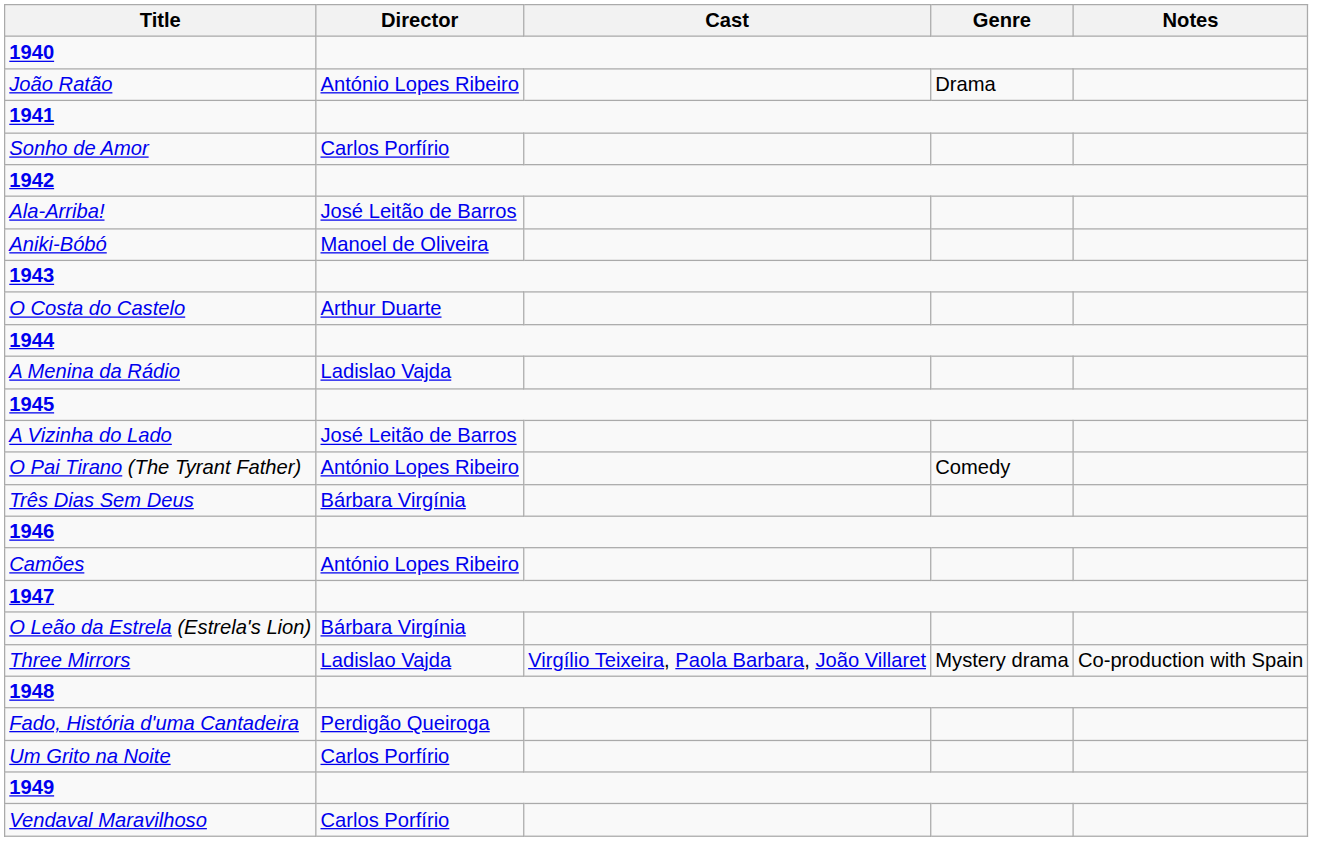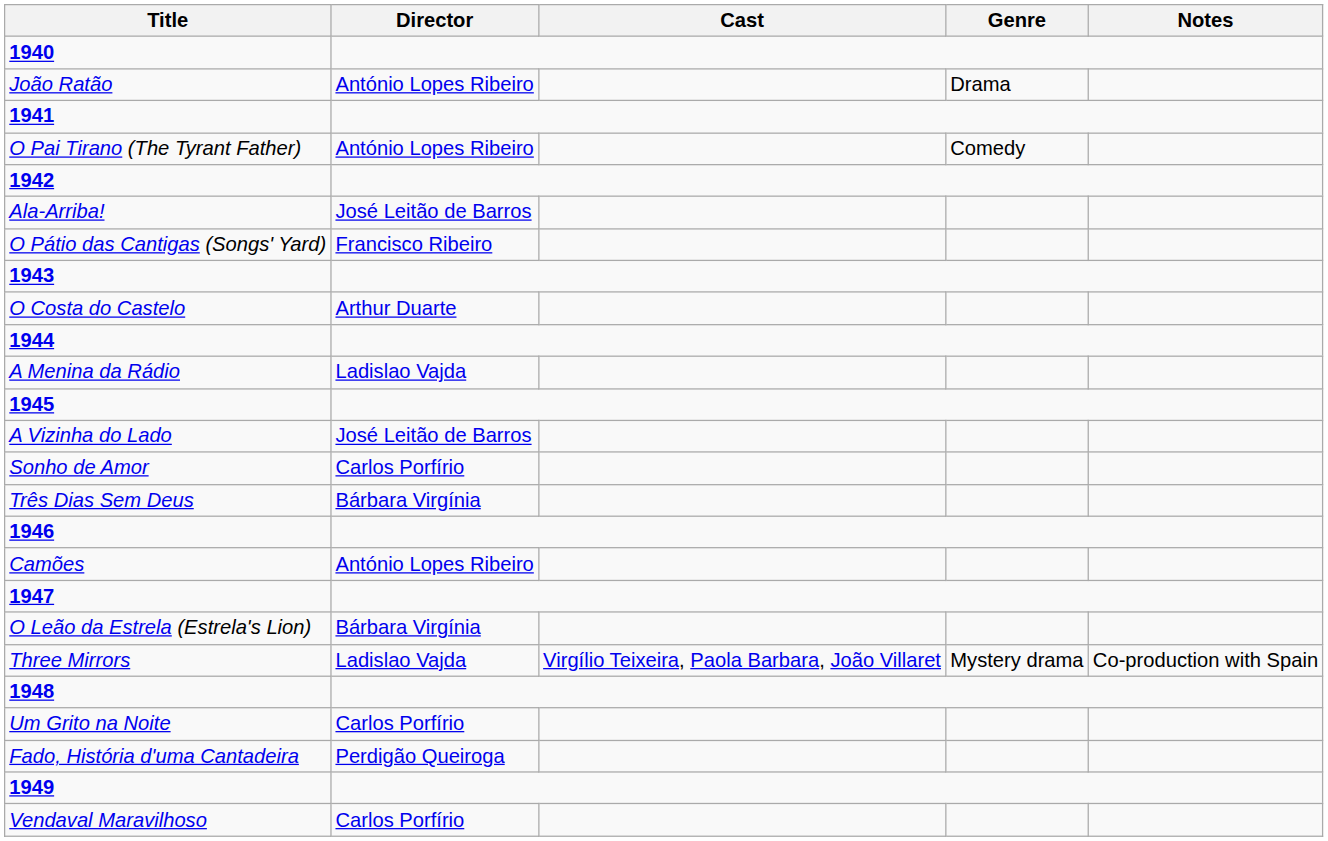rows swapped: (155, 468) <-> (79, 148)
- row: (58, 244)
+ row: (168, 244)
rows swapped: (154, 723) <-> (90, 755)
